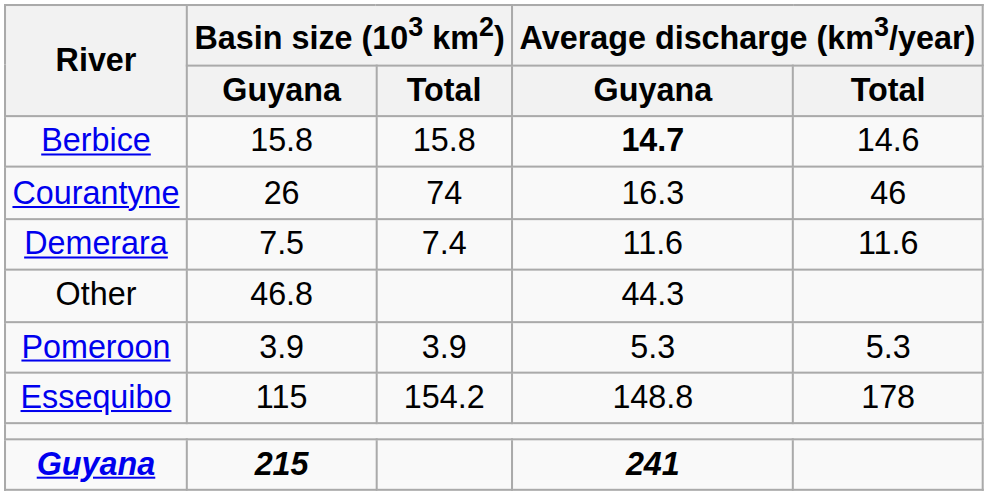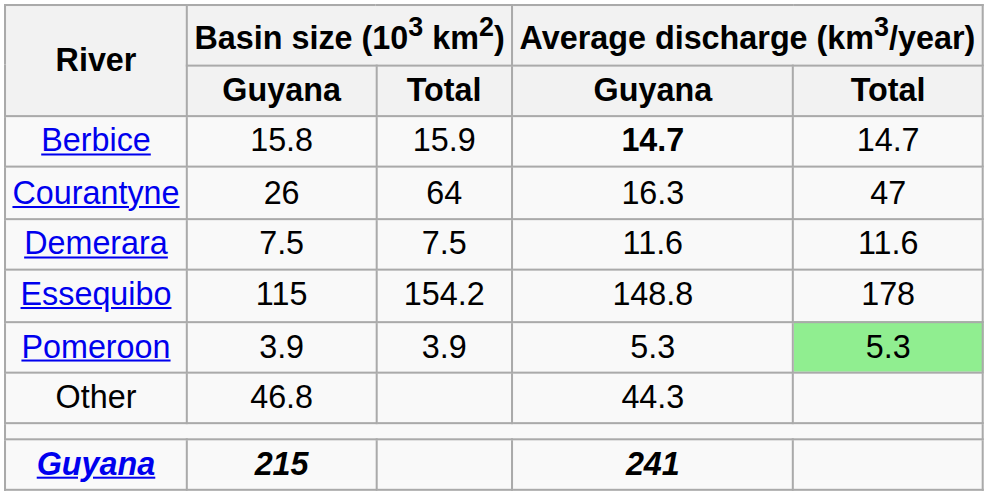(444, 141) 15.8 -> (444, 141) 15.9
(888, 141) 14.6 -> (888, 141) 14.7
(444, 192) 74 -> (444, 192) 64
(888, 192) 46 -> (888, 192) 47
(444, 243) 7.4 -> (444, 243) 7.5
rows swapped: (96, 397) <-> (96, 295)
(888, 346) no background -> (888, 346) lightgreen background
